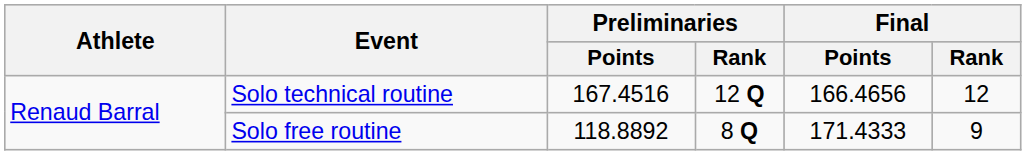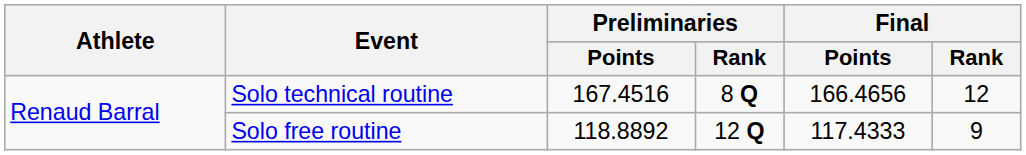(739, 95) 12 Q -> (739, 95) 8 Q
(739, 131) 8 Q -> (739, 131) 12 Q
(858, 131) 171.4333 -> (858, 131) 117.4333
